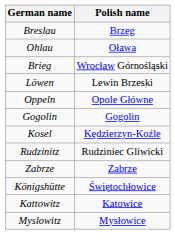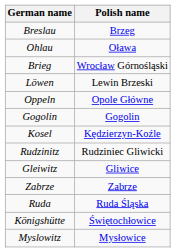+ row: (40, 169)
+ row: (40, 203)
- row: (40, 203)
